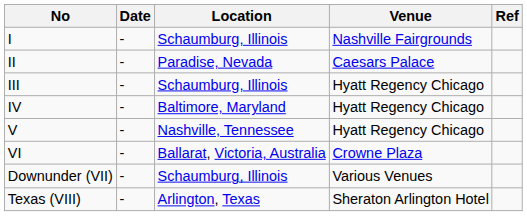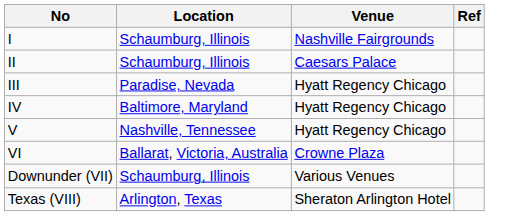- column: (135, 16)
(215, 62) Paradise, Nevada -> (185, 62) Schaumburg, Illinois
(223, 85) Schaumburg, Illinois -> (177, 85) Paradise, Nevada
